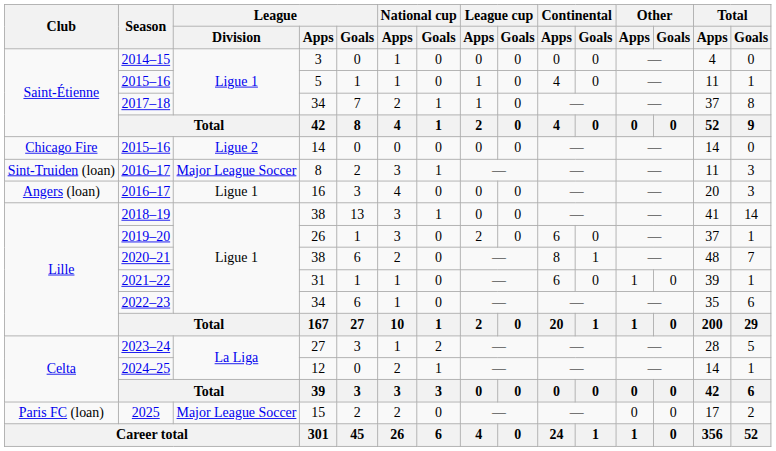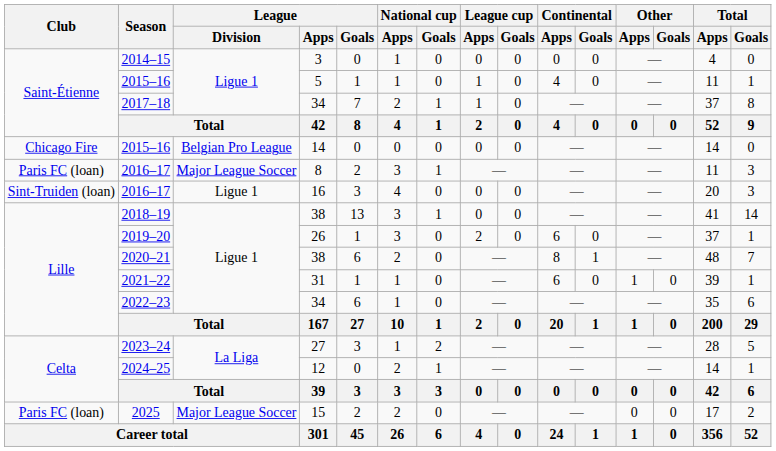(236, 147) Ligue 2 -> (236, 147) Belgian Pro League
(61, 170) Sint-Truiden (loan) -> (61, 170) Paris FC (loan)
(61, 192) Angers (loan) -> (61, 192) Sint-Truiden (loan)
